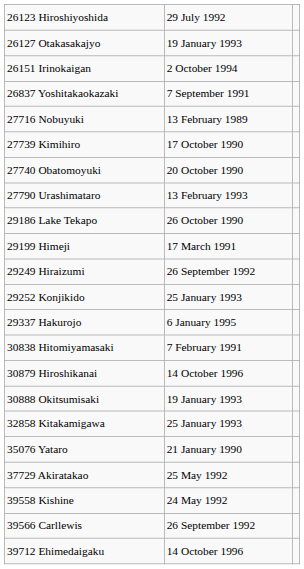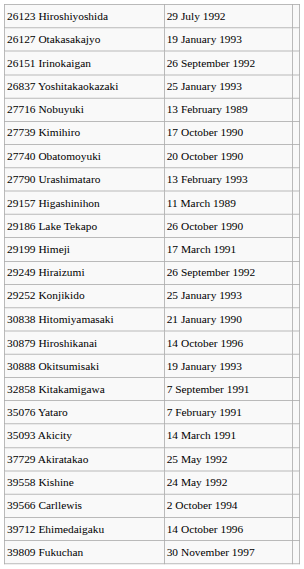(202, 68) 2 October 1994 -> (211, 63) 26 September 1992
(208, 93) 7 September 1991 -> (204, 86) 25 January 1993
+ row: (53, 202)
- row: (44, 322)
(204, 347) 7 February 1991 -> (204, 319) 21 January 1990
(204, 424) 25 January 1993 -> (208, 389) 7 September 1991
(204, 449) 21 January 1990 -> (204, 412) 7 February 1991
+ row: (40, 435)
(211, 525) 26 September 1992 -> (202, 505) 2 October 1994
+ row: (45, 552)
